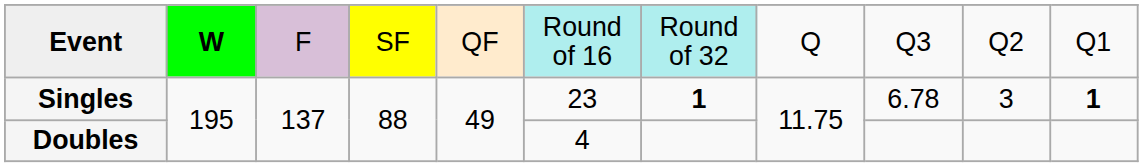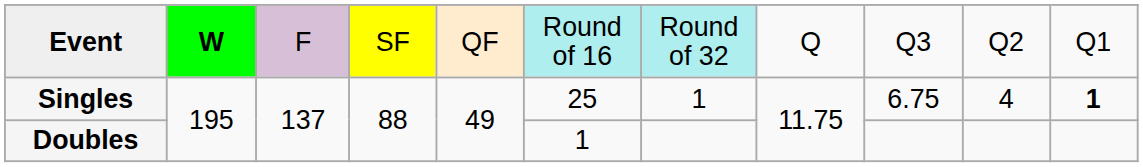(582, 99) 23 -> (582, 99) 25
(699, 99) bold -> (699, 99) normal
(913, 99) 6.78 -> (913, 99) 6.75
(1006, 99) 3 -> (1006, 99) 4
(582, 141) 4 -> (582, 141) 1
